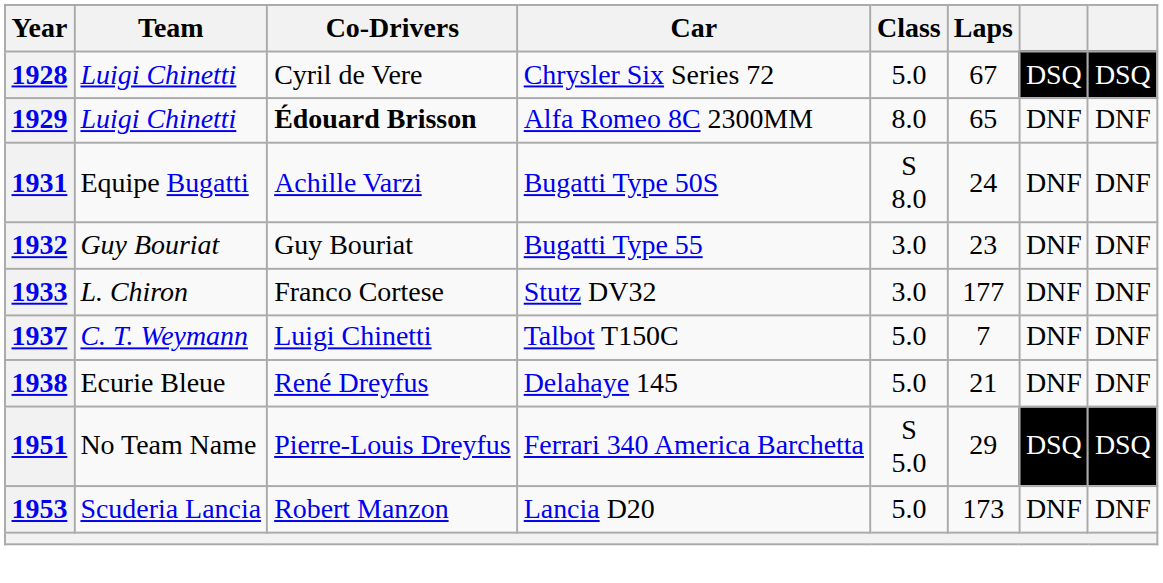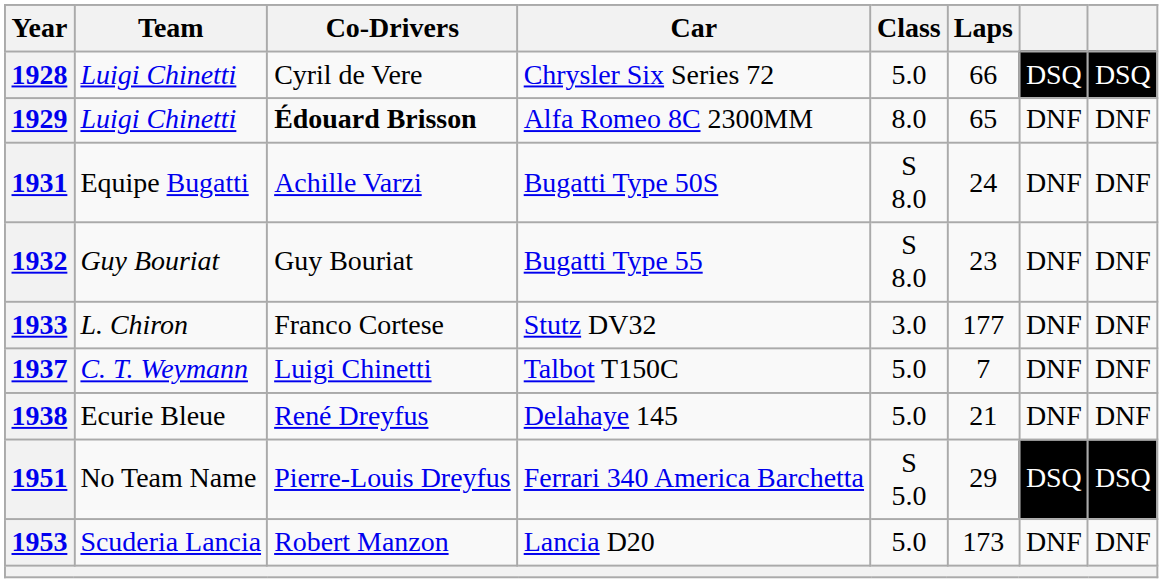(983, 74) 67 -> (983, 74) 66
(909, 245) 3.0 -> (909, 261) S 8.0
